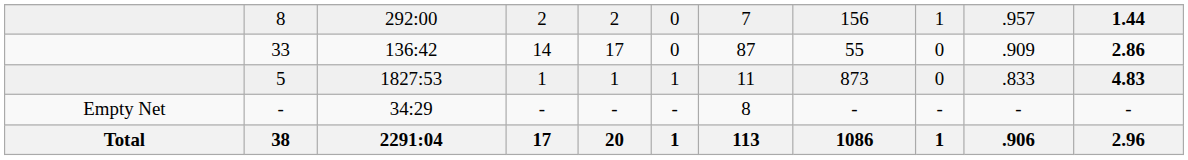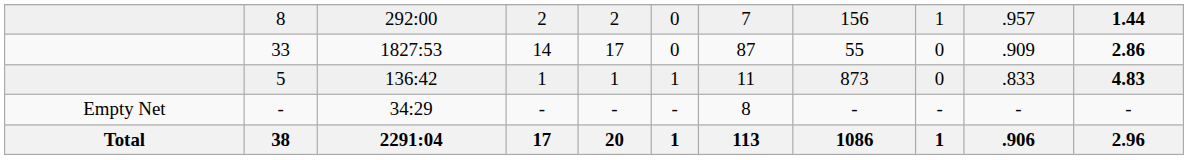(411, 49) 136:42 -> (411, 49) 1827:53
(411, 79) 1827:53 -> (411, 79) 136:42
